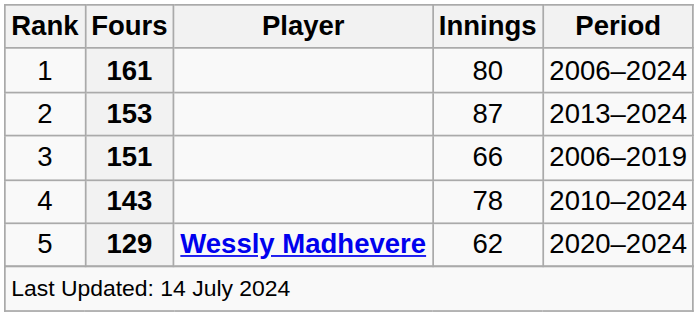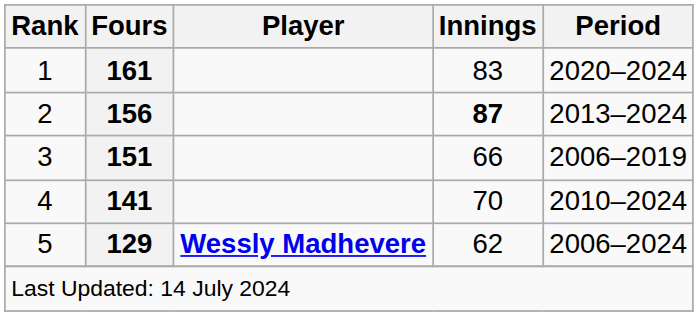(488, 69) 80 -> (488, 69) 83
(618, 69) 2006–2024 -> (618, 69) 2020–2024
(129, 113) 153 -> (129, 113) 156
(488, 113) normal -> (488, 113) bold
(129, 200) 143 -> (129, 200) 141
(488, 200) 78 -> (488, 200) 70
(618, 244) 2020–2024 -> (618, 244) 2006–2024
